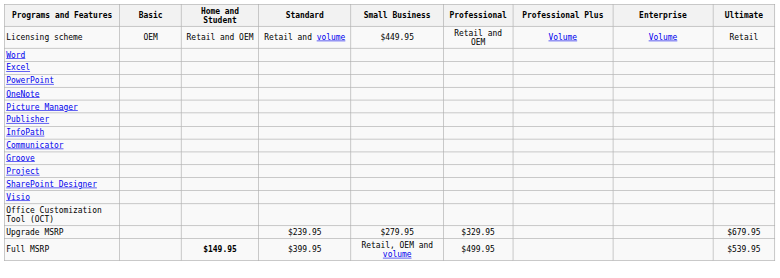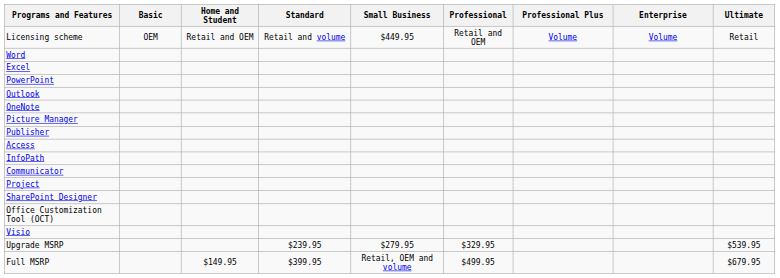+ row: (23, 94)
+ row: (21, 145)
- row: (21, 158)
rows swapped: (18, 197) <-> (54, 215)
(744, 232) $679.95 -> (744, 245) $539.95
(220, 250) bold -> (220, 263) normal
(744, 250) $539.95 -> (744, 263) $679.95
